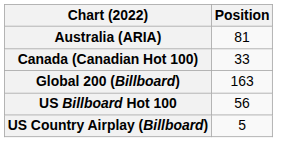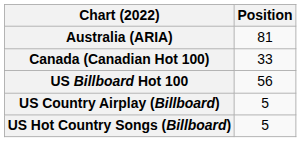- row: (108, 81)
+ row: (119, 125)
